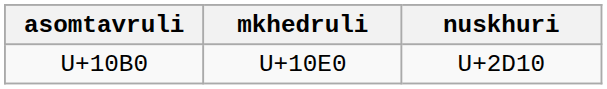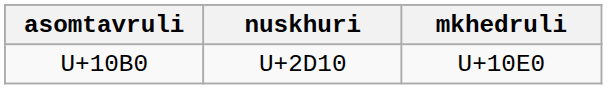columns swapped: (501, 25) <-> (303, 25)
